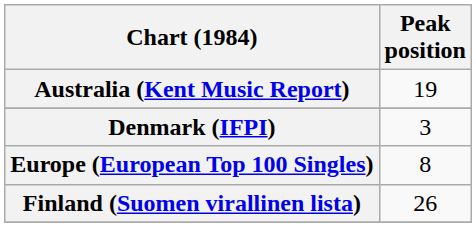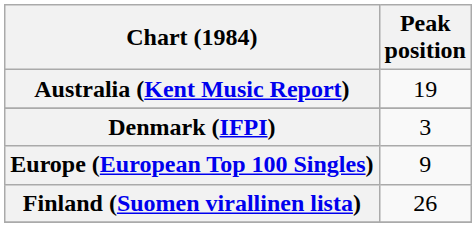(425, 164) 8 -> (425, 164) 9
